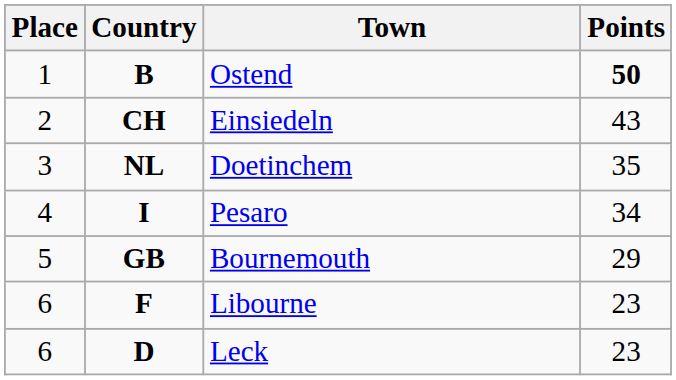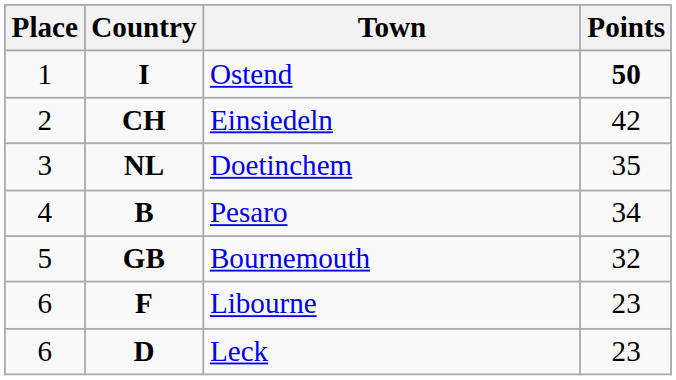(144, 73) B -> (144, 73) I
(626, 119) 43 -> (626, 119) 42
(144, 212) I -> (144, 212) B
(626, 258) 29 -> (626, 258) 32
